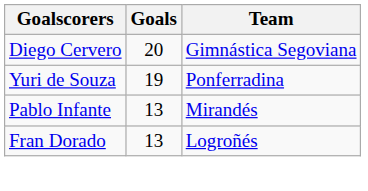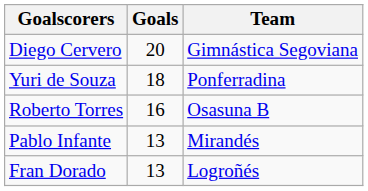(154, 79) 19 -> (155, 79) 18
+ row: (66, 110)
